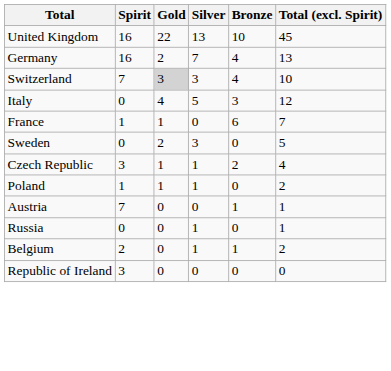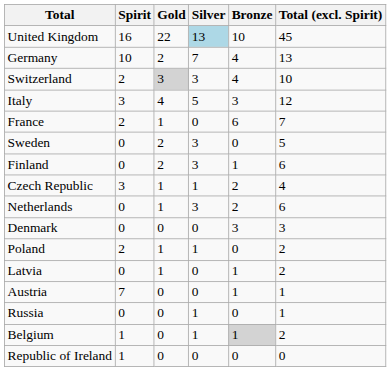(199, 36) no background -> (199, 36) lightblue background
(125, 57) 16 -> (125, 57) 10
(122, 79) 7 -> (122, 79) 2
(122, 100) 0 -> (122, 100) 3
(122, 121) 1 -> (122, 121) 2
+ row: (28, 164)
+ row: (40, 206)
+ row: (33, 228)
(122, 185) 1 -> (122, 249) 2
+ row: (25, 270)
(122, 249) 2 -> (122, 334) 1
(235, 249) no background -> (235, 334) lightgrey background
(122, 270) 3 -> (122, 356) 1
